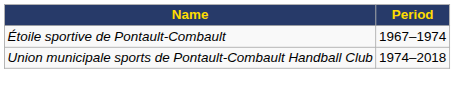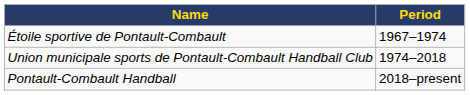+ row: (92, 79)
